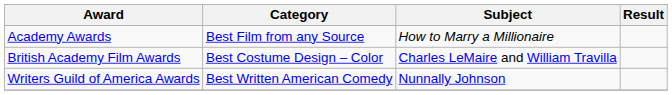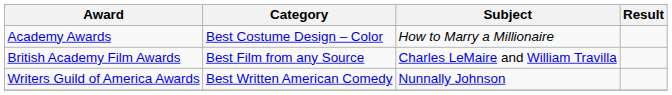(285, 36) Best Film from any Source -> (294, 36) Best Costume Design – Color
(294, 57) Best Costume Design – Color -> (285, 57) Best Film from any Source
